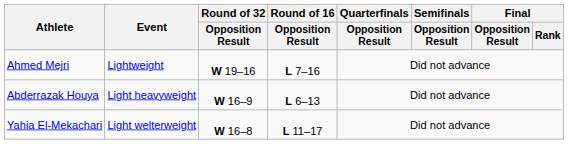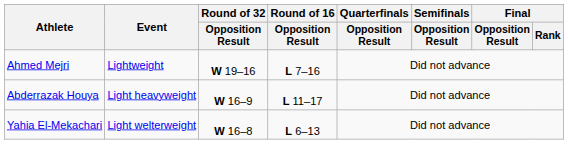(303, 101) L 6–13 -> (303, 101) L 11–17
(303, 131) L 11–17 -> (303, 131) L 6–13
